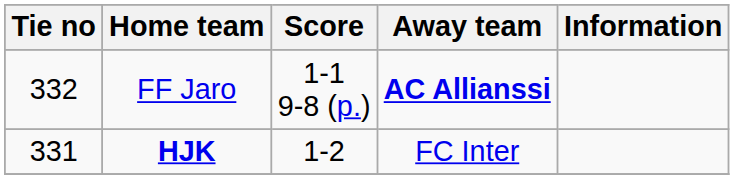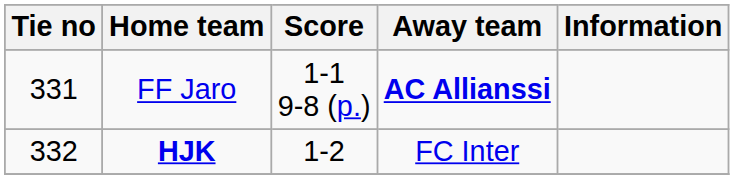(54, 89) 332 -> (54, 89) 331
(54, 151) 331 -> (54, 151) 332
